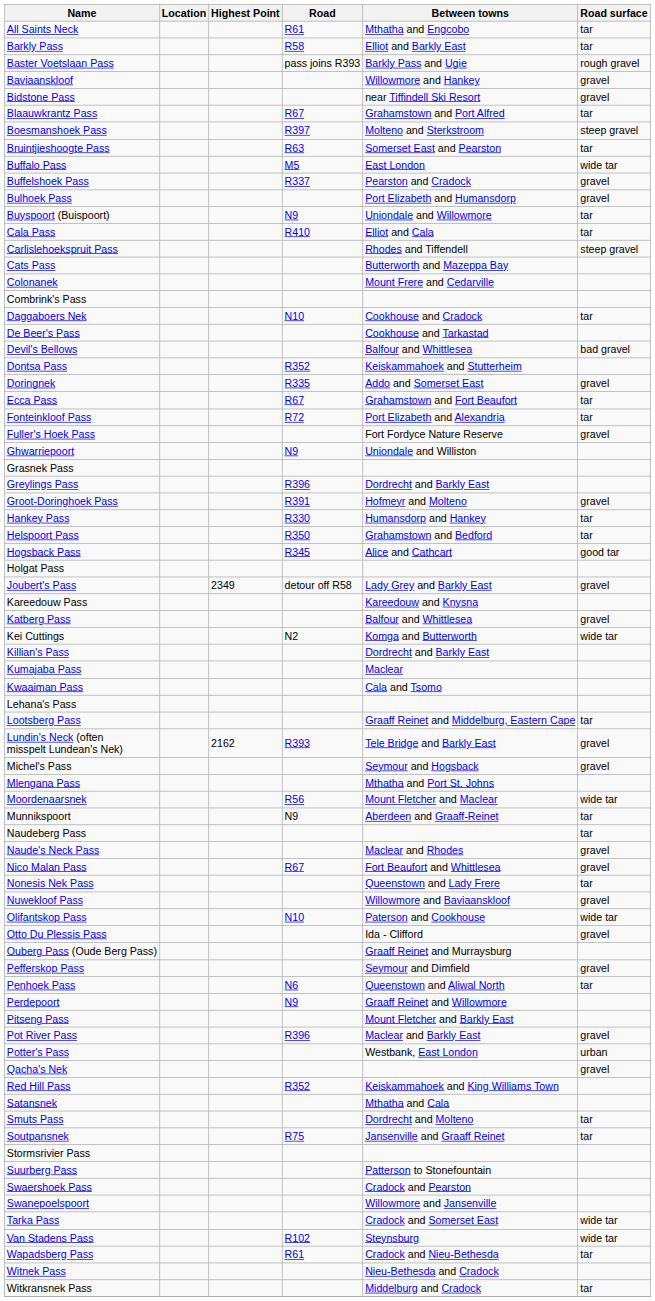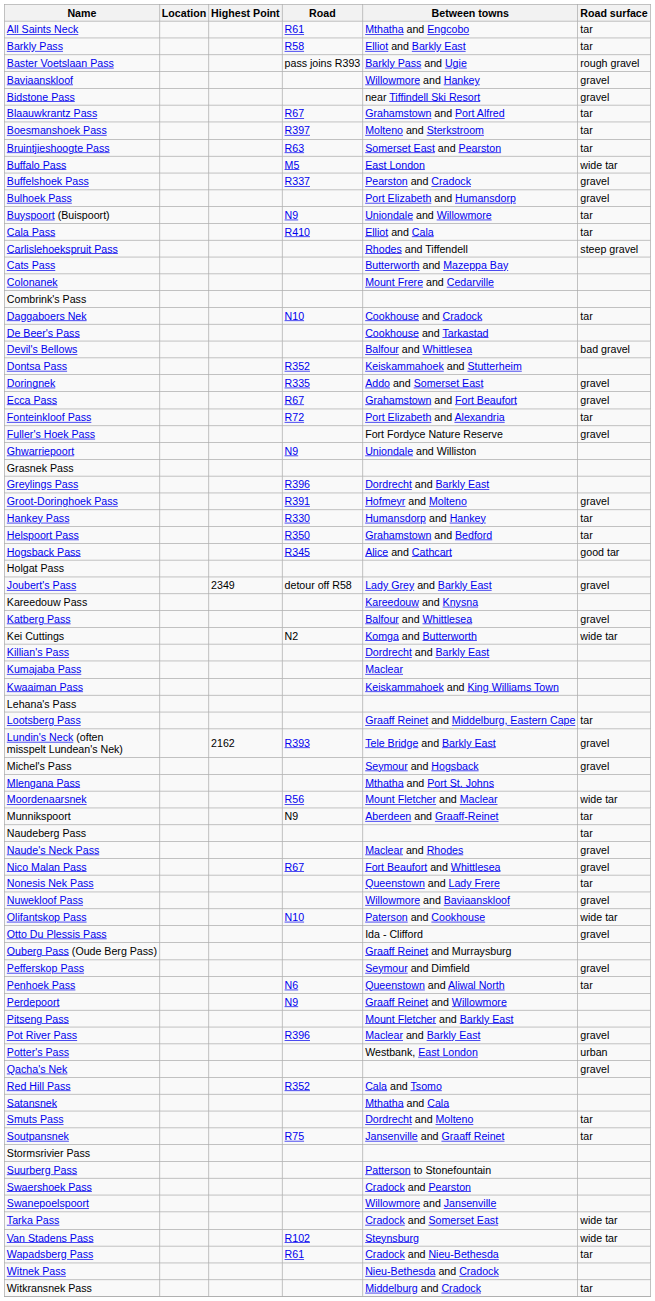(609, 131) steep gravel -> (587, 131) tar
(587, 400) tar -> (595, 400) gravel
(403, 687) Cala and Tsomo -> (462, 687) Keiskammahoek and King Williams Town
(462, 1086) Keiskammahoek and King Williams Town -> (403, 1086) Cala and Tsomo
